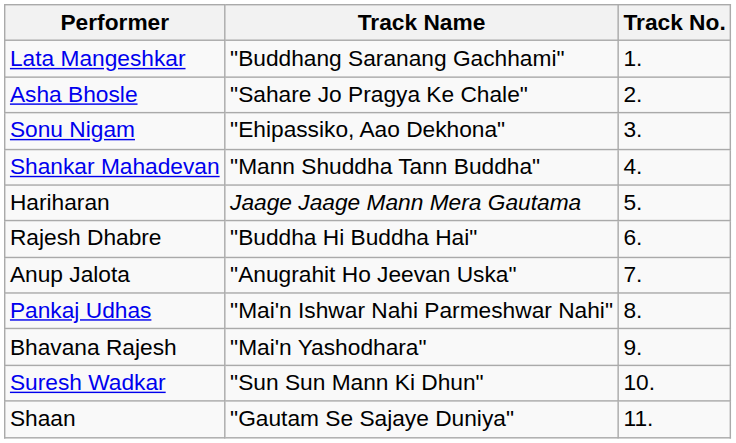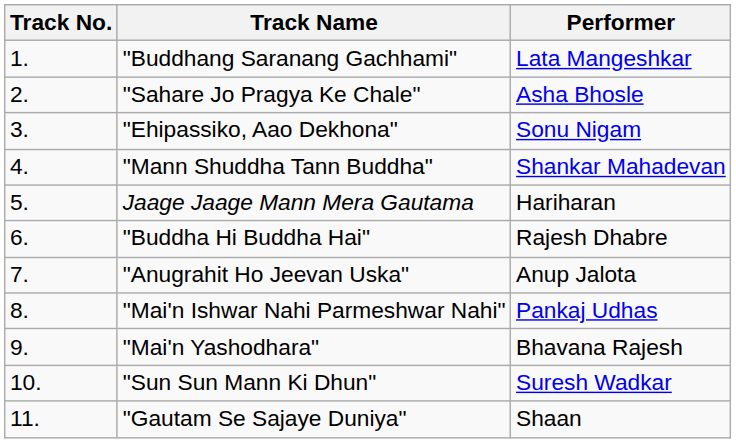columns swapped: (675, 22) <-> (115, 22)
